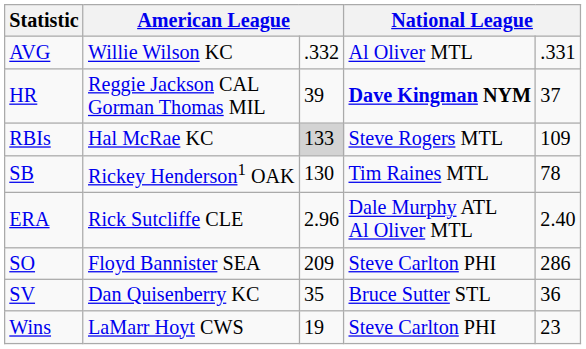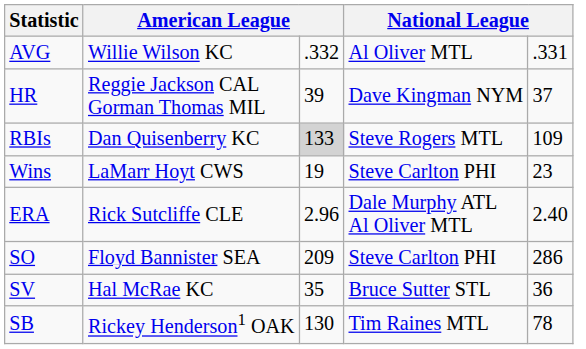(440, 95) bold -> (436, 95) normal
(151, 139) Hal McRae KC -> (174, 139) Dan Quisenberry KC
rows swapped: (30, 327) <-> (22, 173)
(174, 295) Dan Quisenberry KC -> (151, 289) Hal McRae KC
